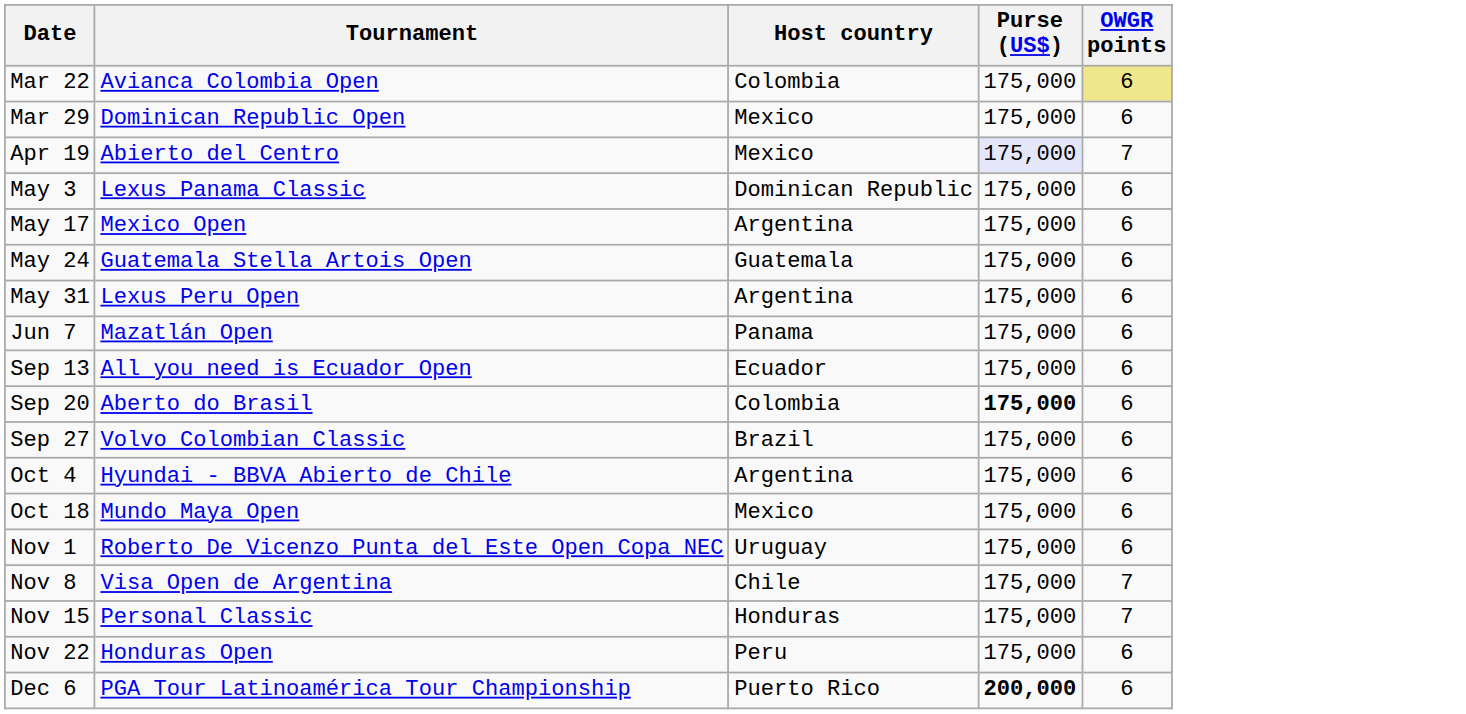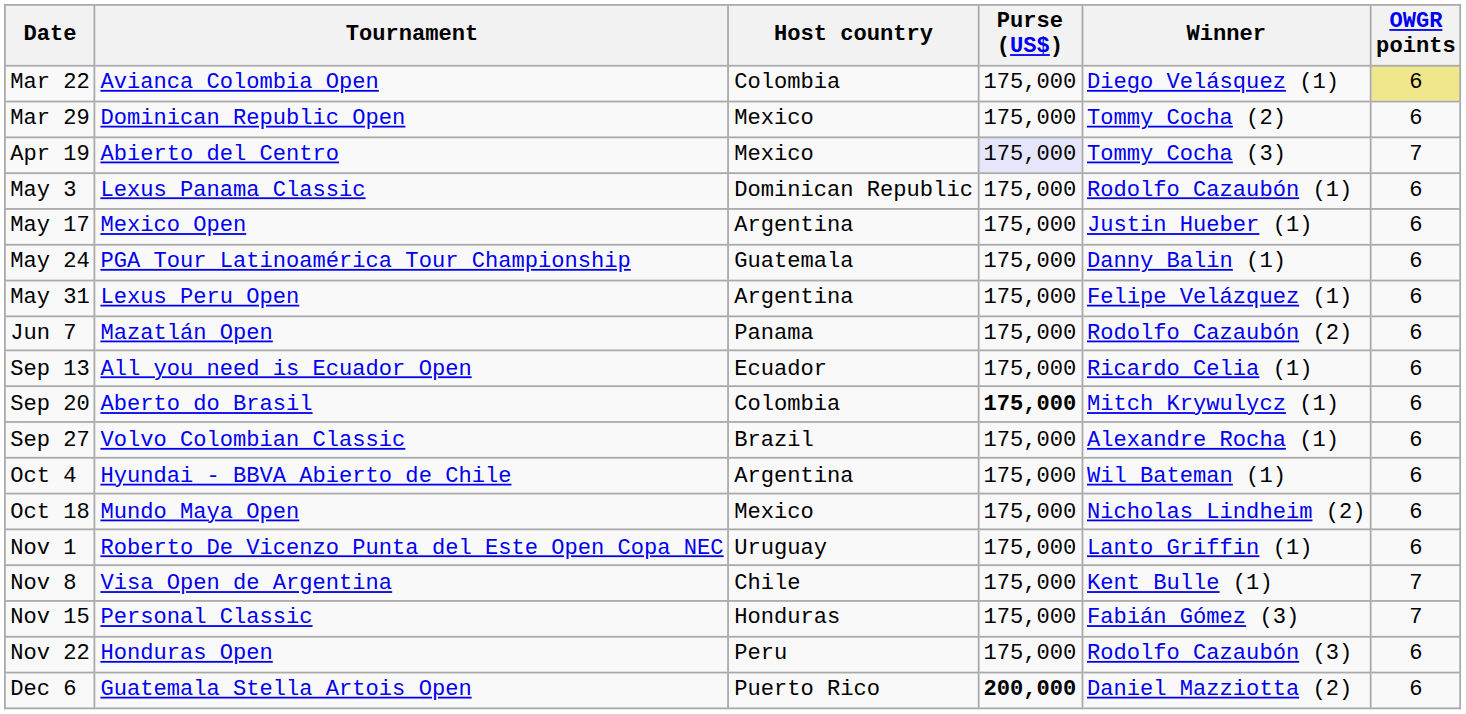+ column: (1226, 36)
(286, 262) Guatemala Stella Artois Open -> (366, 262) PGA Tour Latinoamérica Tour Championship
(366, 691) PGA Tour Latinoamérica Tour Championship -> (286, 691) Guatemala Stella Artois Open
